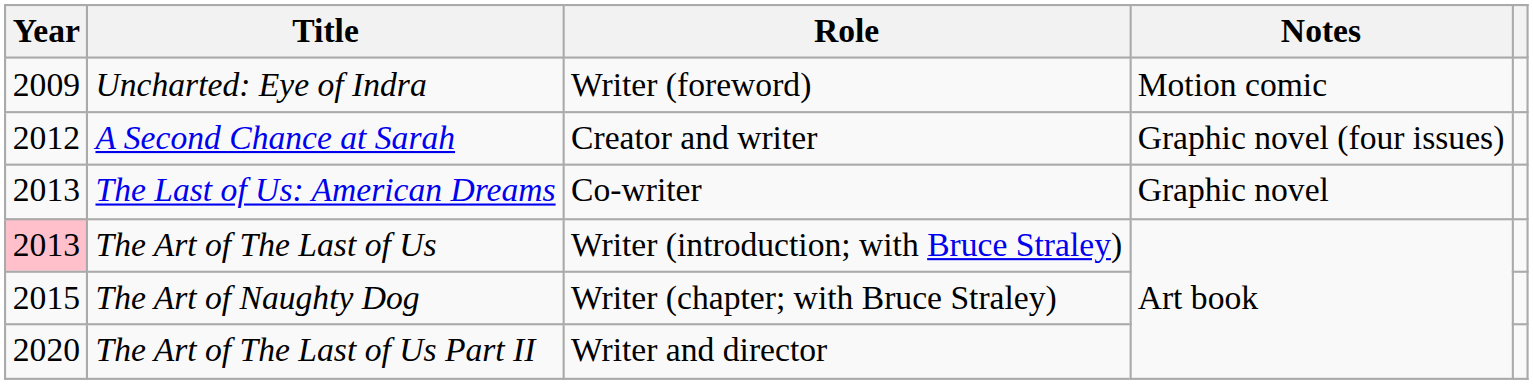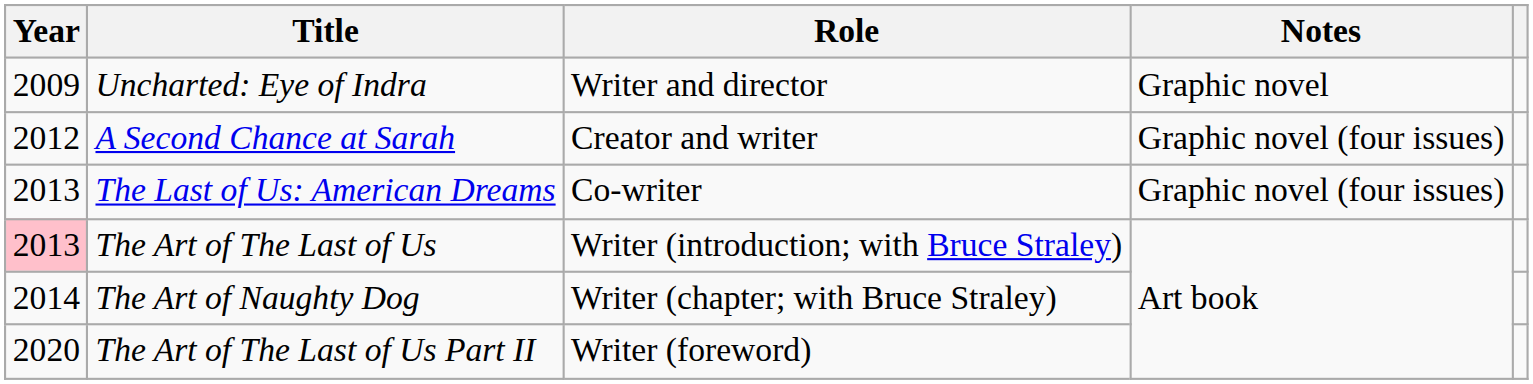(691, 84) Writer (foreword) -> (699, 84) Writer and director
(1232, 84) Motion comic -> (1233, 84) Graphic novel
(1233, 191) Graphic novel -> (1321, 191) Graphic novel (four issues)
(46, 297) 2015 -> (46, 297) 2014
(699, 350) Writer and director -> (691, 350) Writer (foreword)
